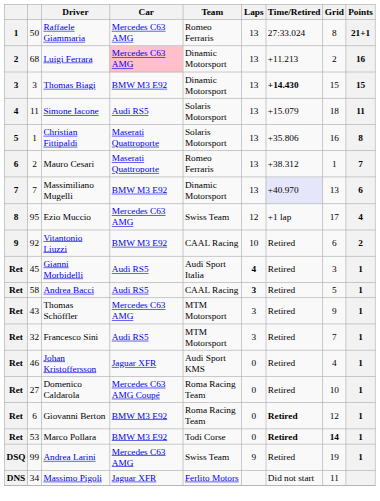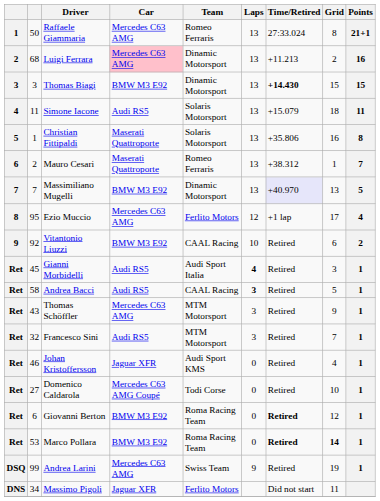(361, 190) 6 -> (361, 190) 5
(207, 216) Swiss Team -> (212, 216) Ferlito Motors
(210, 389) Roma Racing Team -> (205, 389) Todi Corse
(205, 436) Todi Corse -> (210, 442) Roma Racing Team
